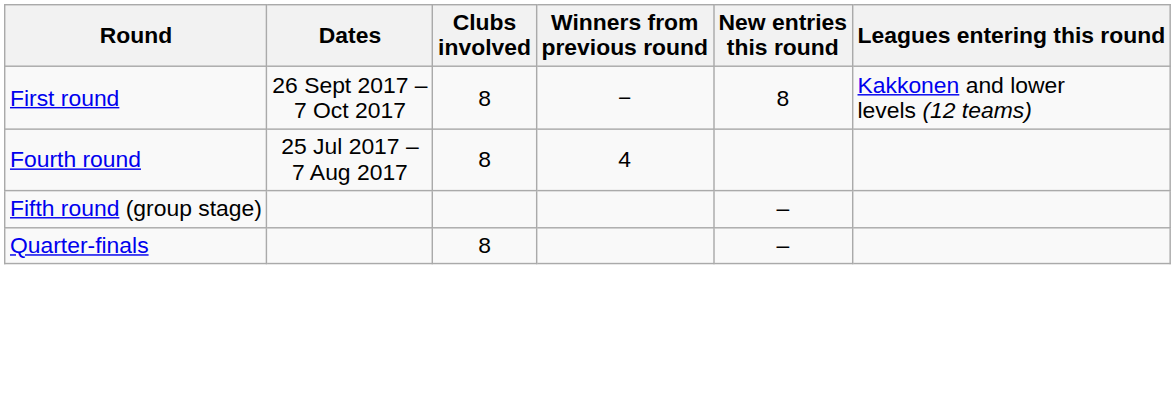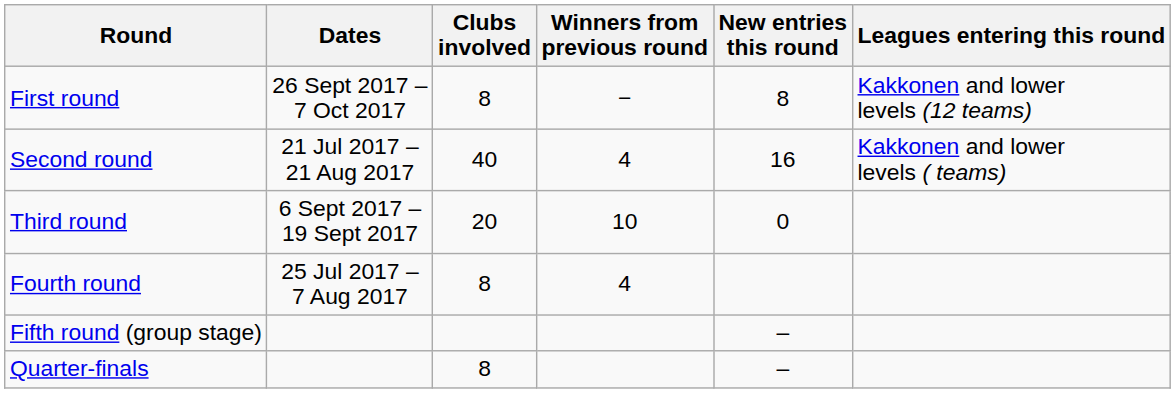+ row: (81, 159)
+ row: (68, 221)
